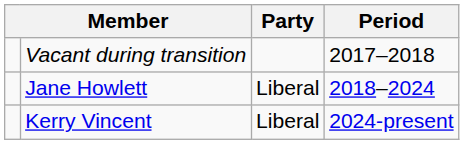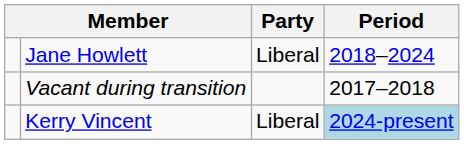rows swapped: (136, 54) <-> (86, 88)
(391, 121) no background -> (391, 121) lightblue background
